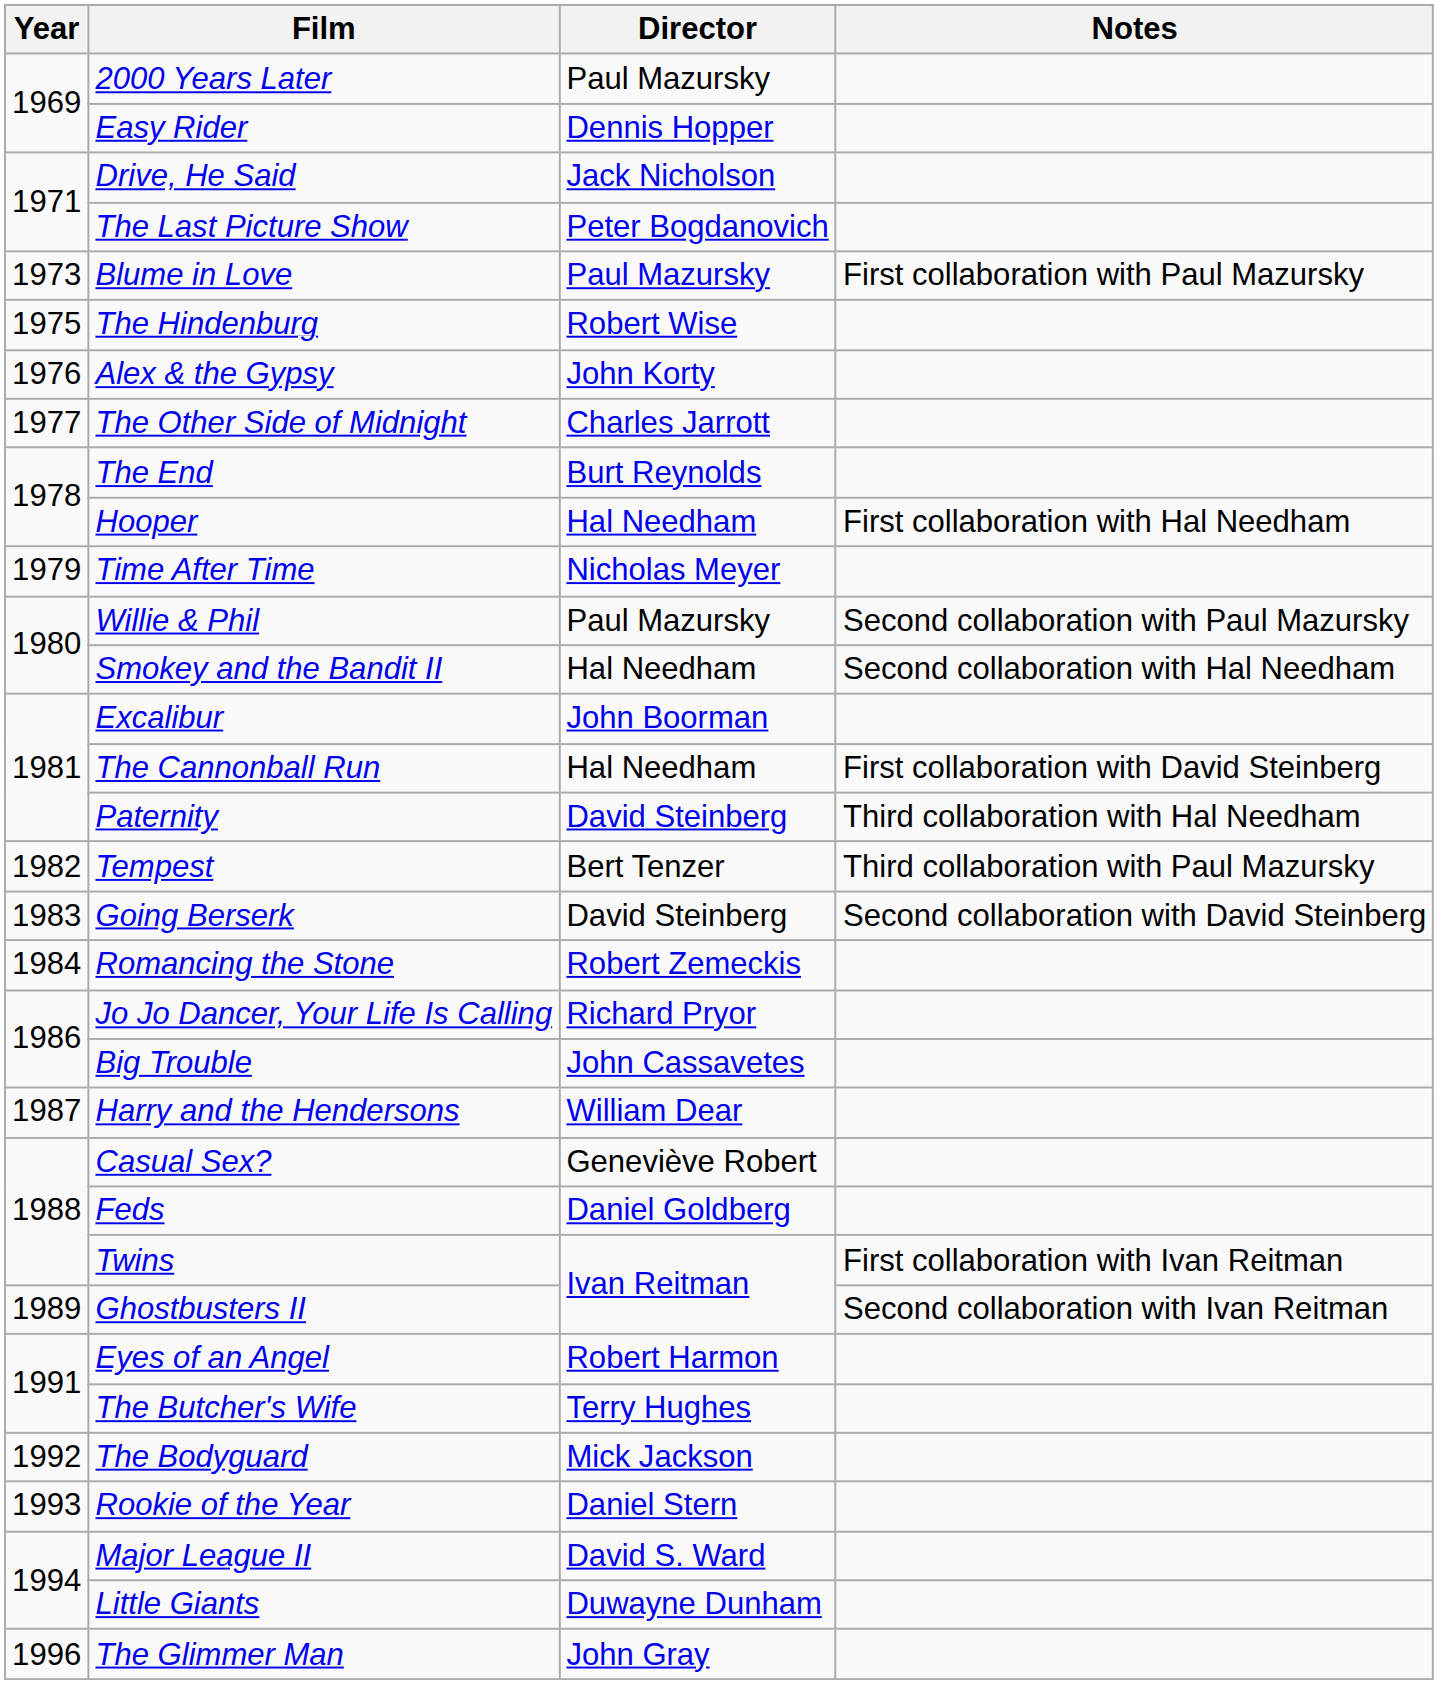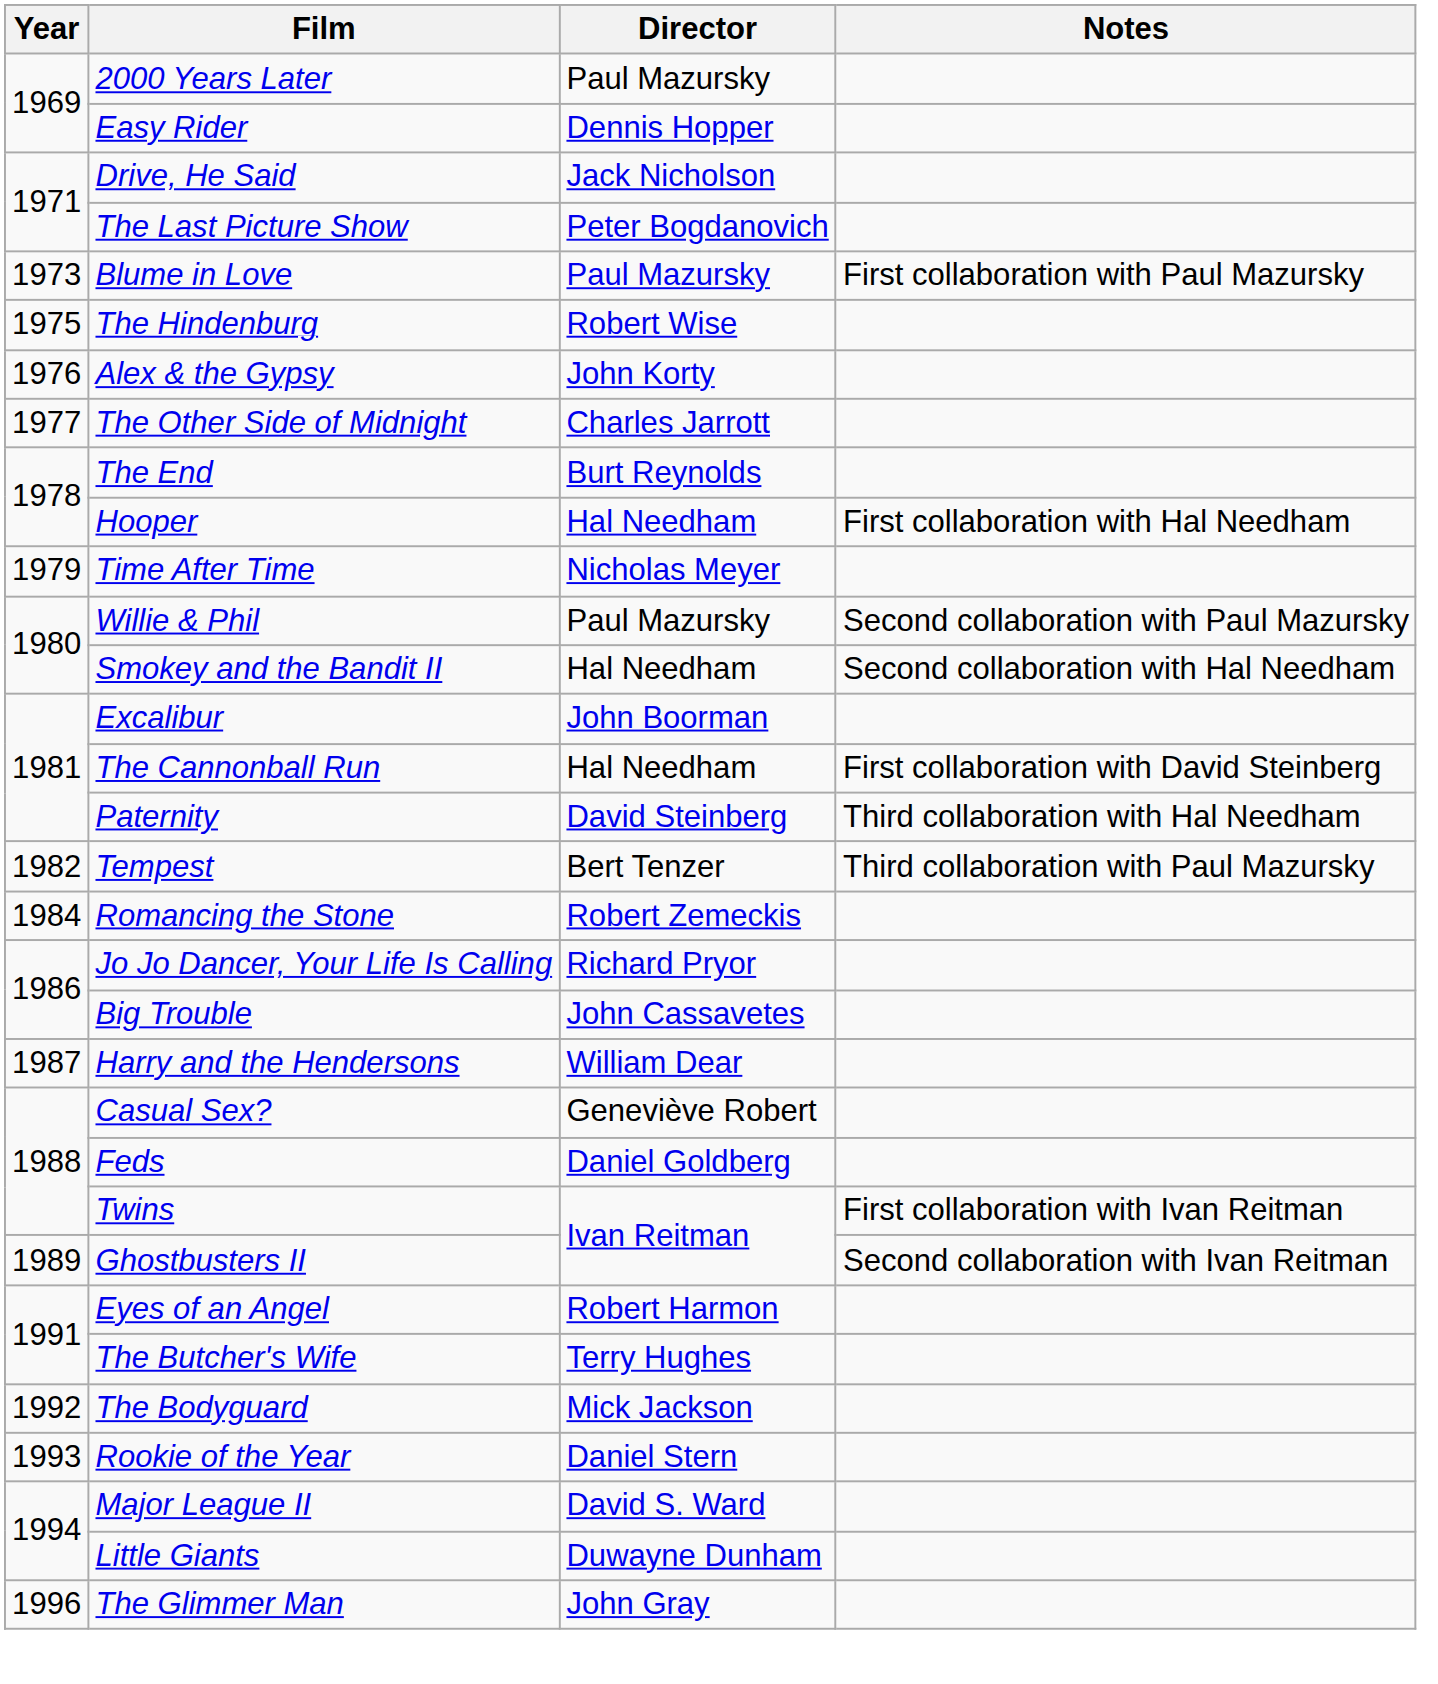- row: (195, 915)
